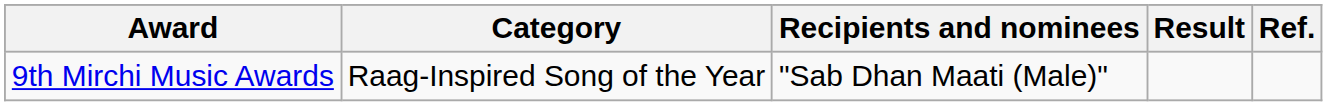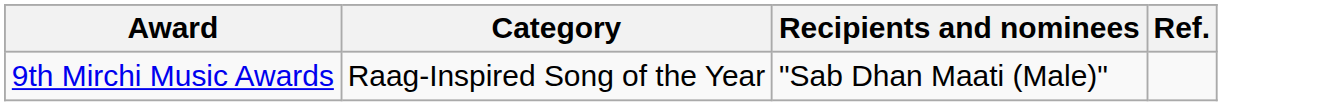- column: (1199, 28)
